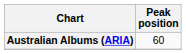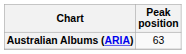(158, 40) 60 -> (158, 40) 63
